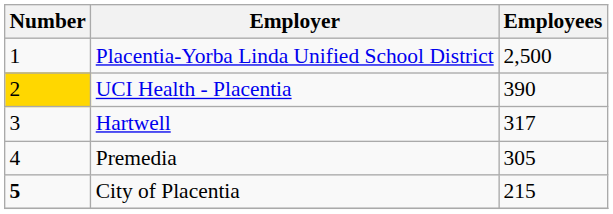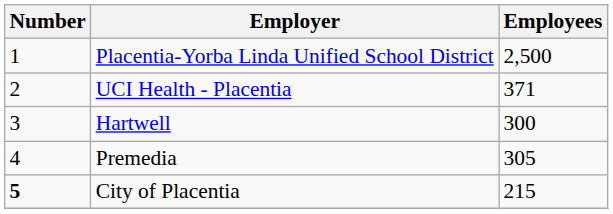(15, 89) gold background -> (15, 89) no background
(520, 89) 390 -> (520, 89) 371
(520, 123) 317 -> (520, 123) 300
